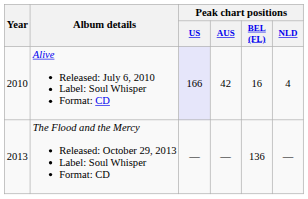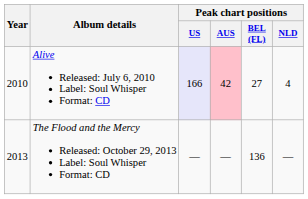(226, 83) no background -> (226, 83) pink background
(257, 83) 16 -> (257, 83) 27
